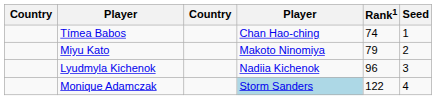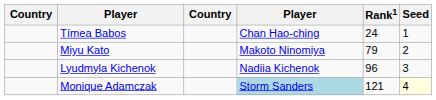(371, 33) 74 -> (371, 33) 24
(375, 86) 122 -> (375, 86) 121
(406, 86) no background -> (406, 86) lightyellow background
